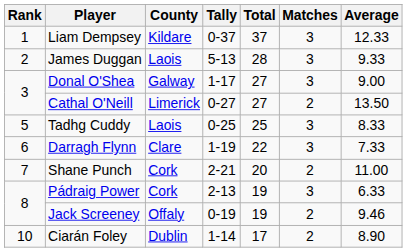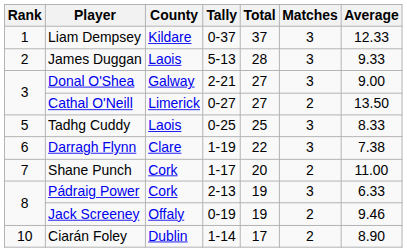(222, 81) 1-17 -> (222, 81) 2-21
(371, 147) 7.33 -> (371, 147) 7.38
(222, 170) 2-21 -> (222, 170) 1-17
